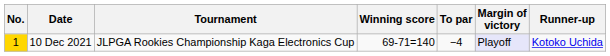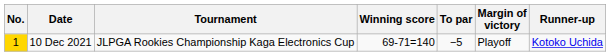(456, 43) −4 -> (456, 43) −5
(494, 43) lavender background -> (494, 43) no background
